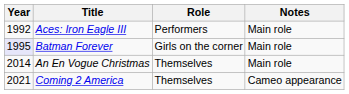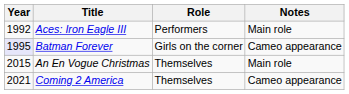(270, 47) Main role -> (295, 47) Cameo appearance
(19, 64) 2014 -> (19, 64) 2015
